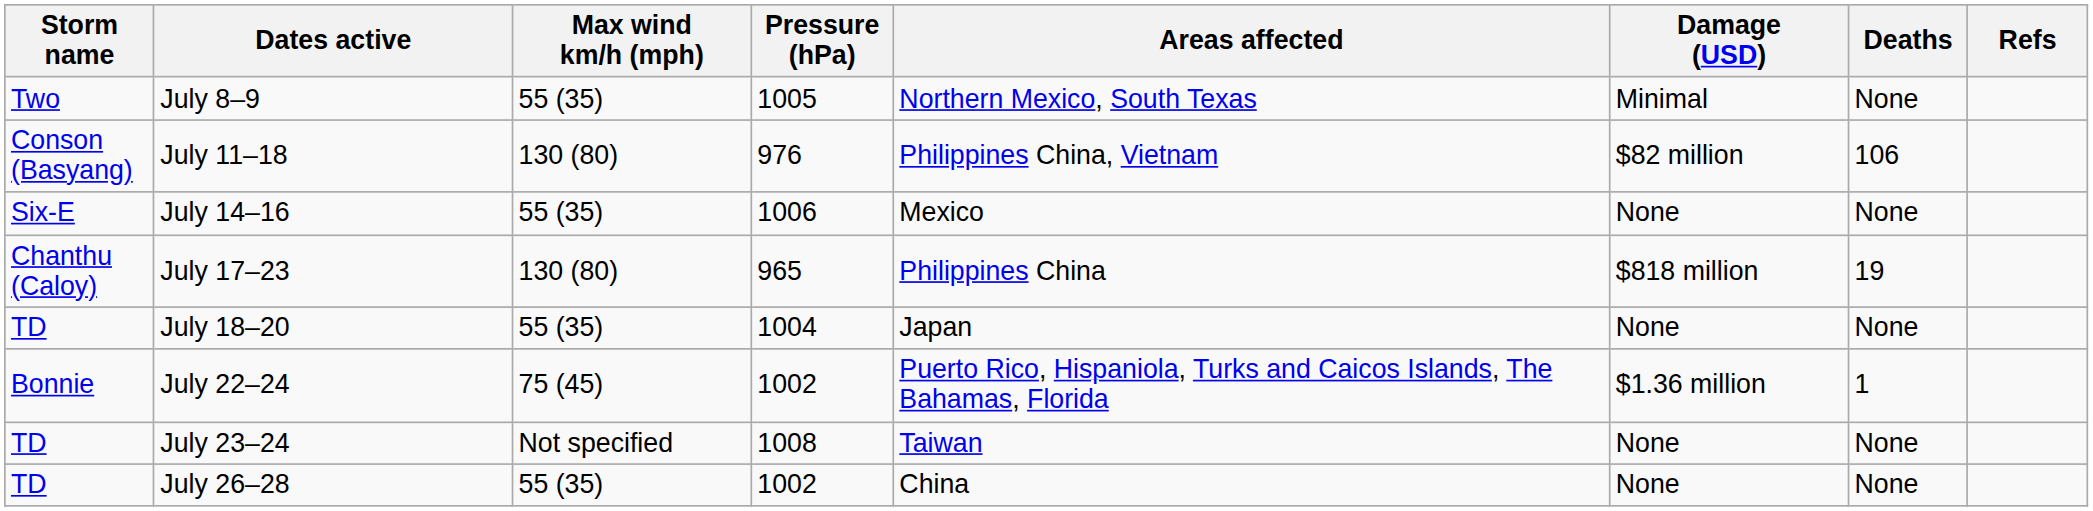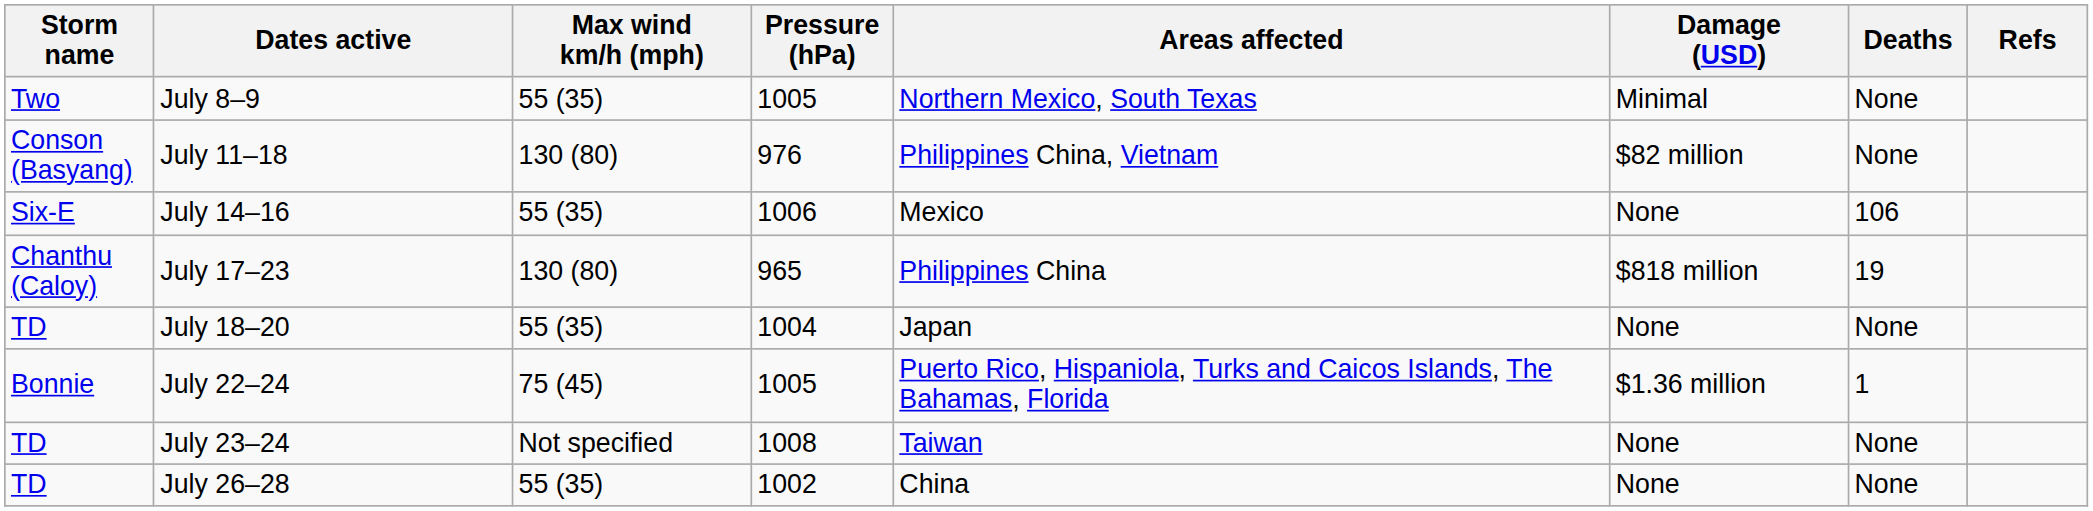(1877, 155) 106 -> (1887, 155) None
(1887, 212) None -> (1877, 212) 106
(787, 385) 1002 -> (787, 385) 1005
